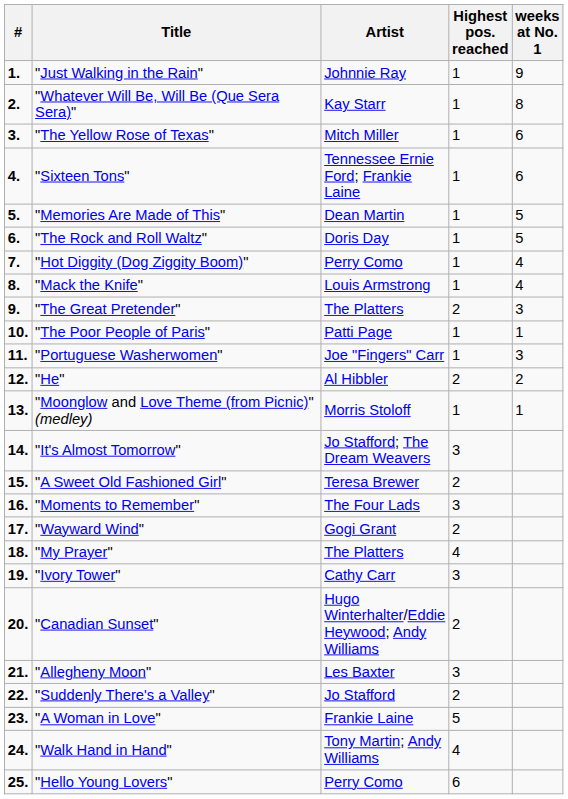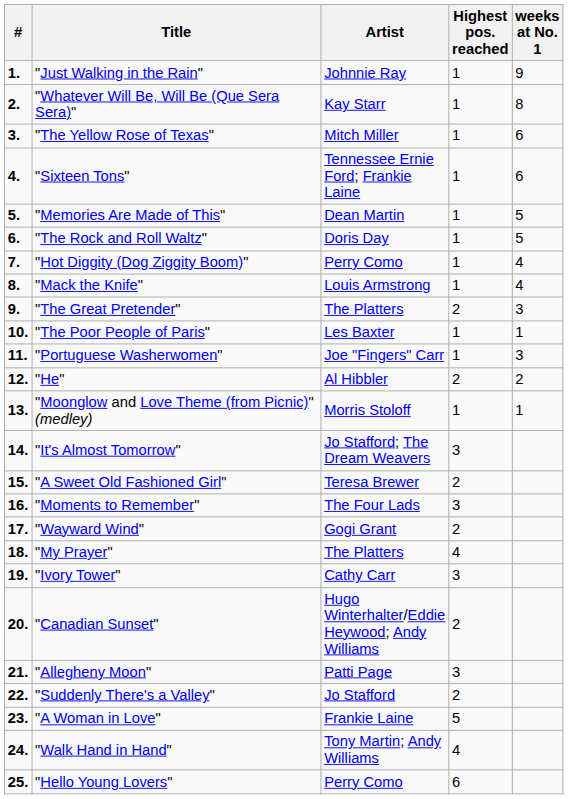(358, 332) Patti Page -> (359, 332) Les Baxter
(359, 672) Les Baxter -> (358, 672) Patti Page
